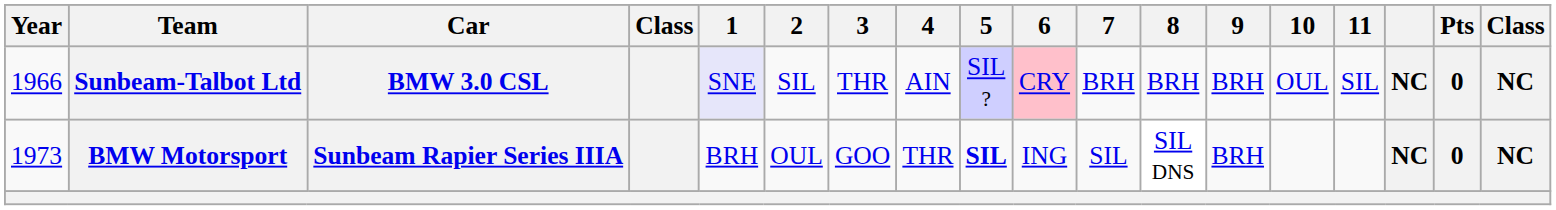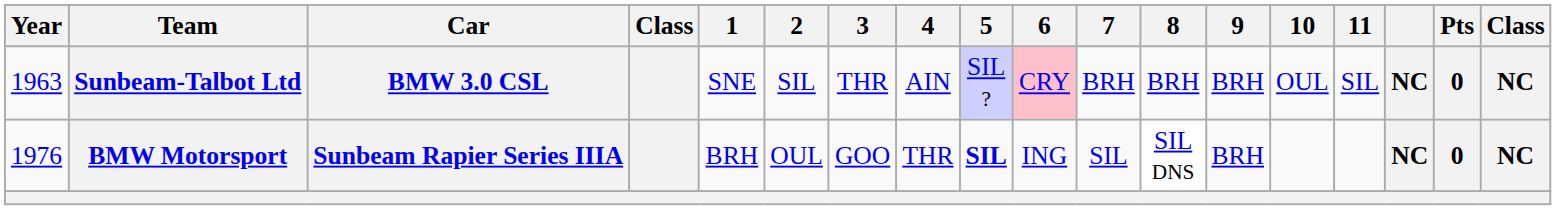(37, 82) 1966 -> (37, 82) 1963
(732, 82) lavender background -> (732, 82) no background
(37, 154) 1973 -> (37, 154) 1976
